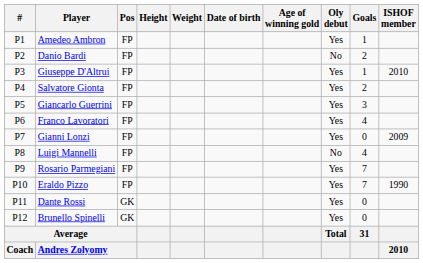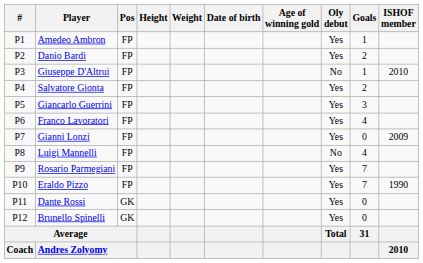(336, 56) No -> (336, 56) Yes
(336, 72) Yes -> (336, 72) No
